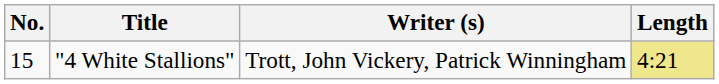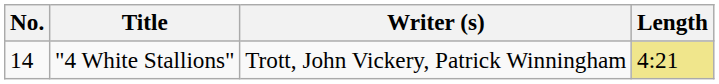(22, 59) 15 -> (22, 59) 14
